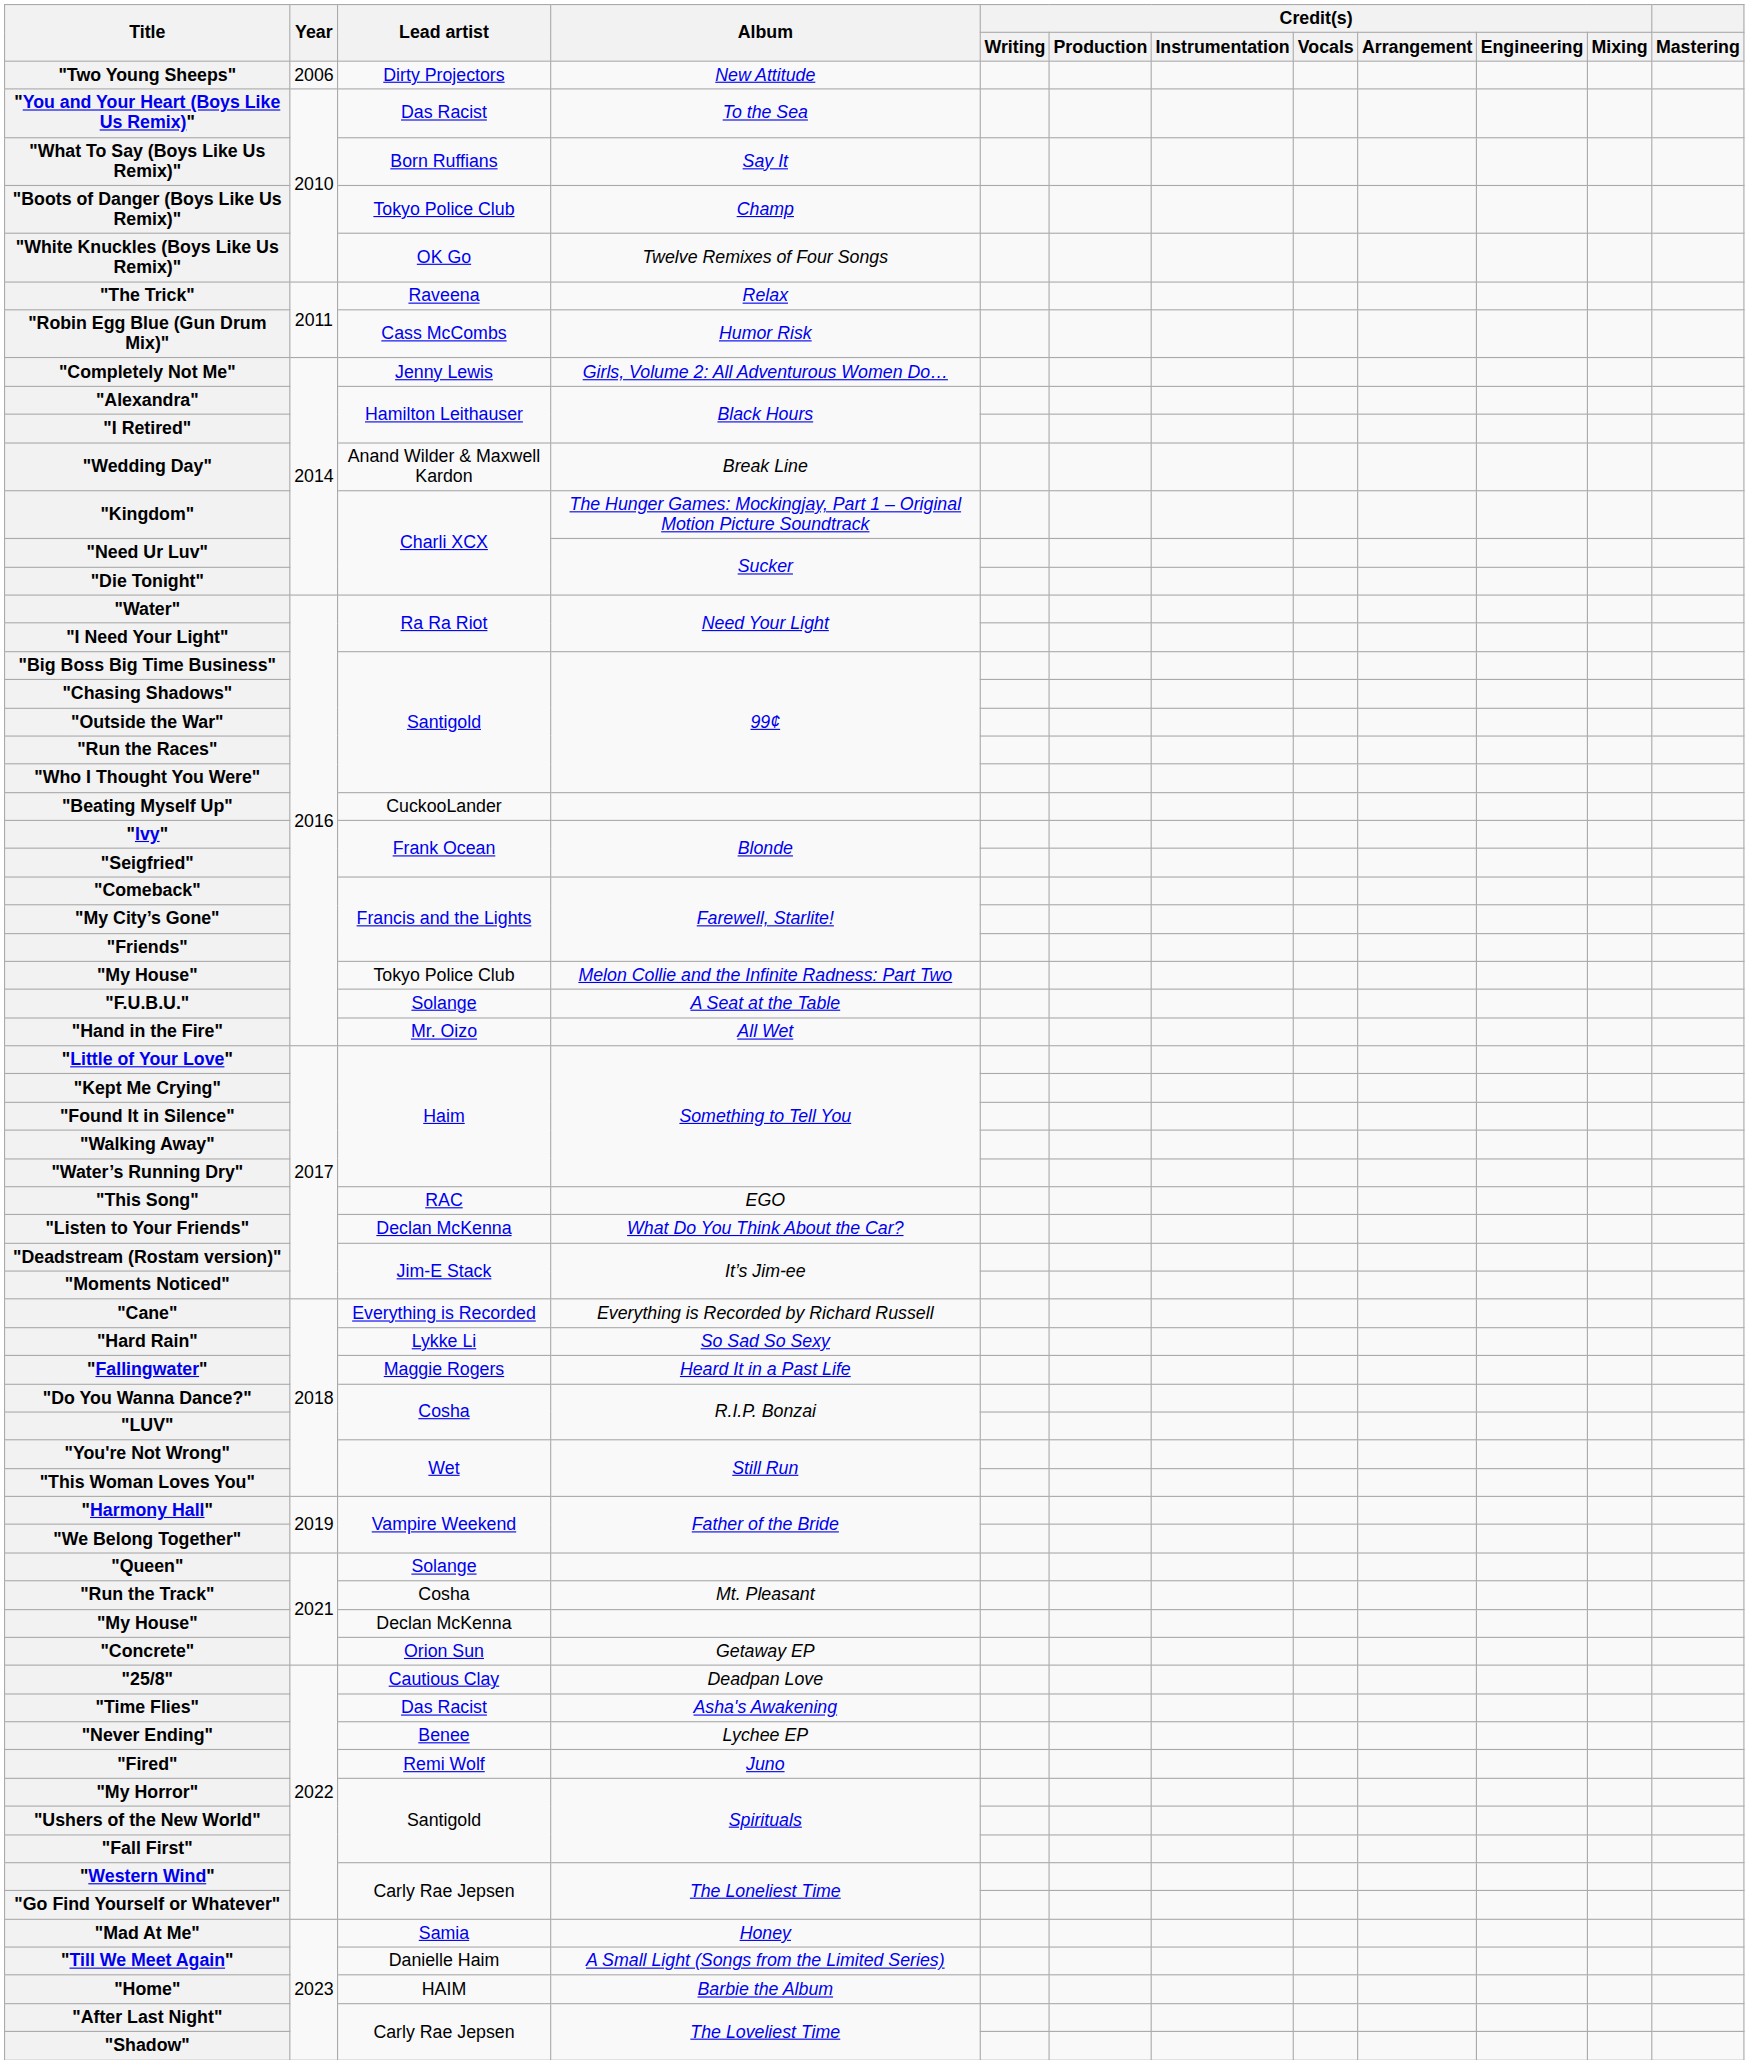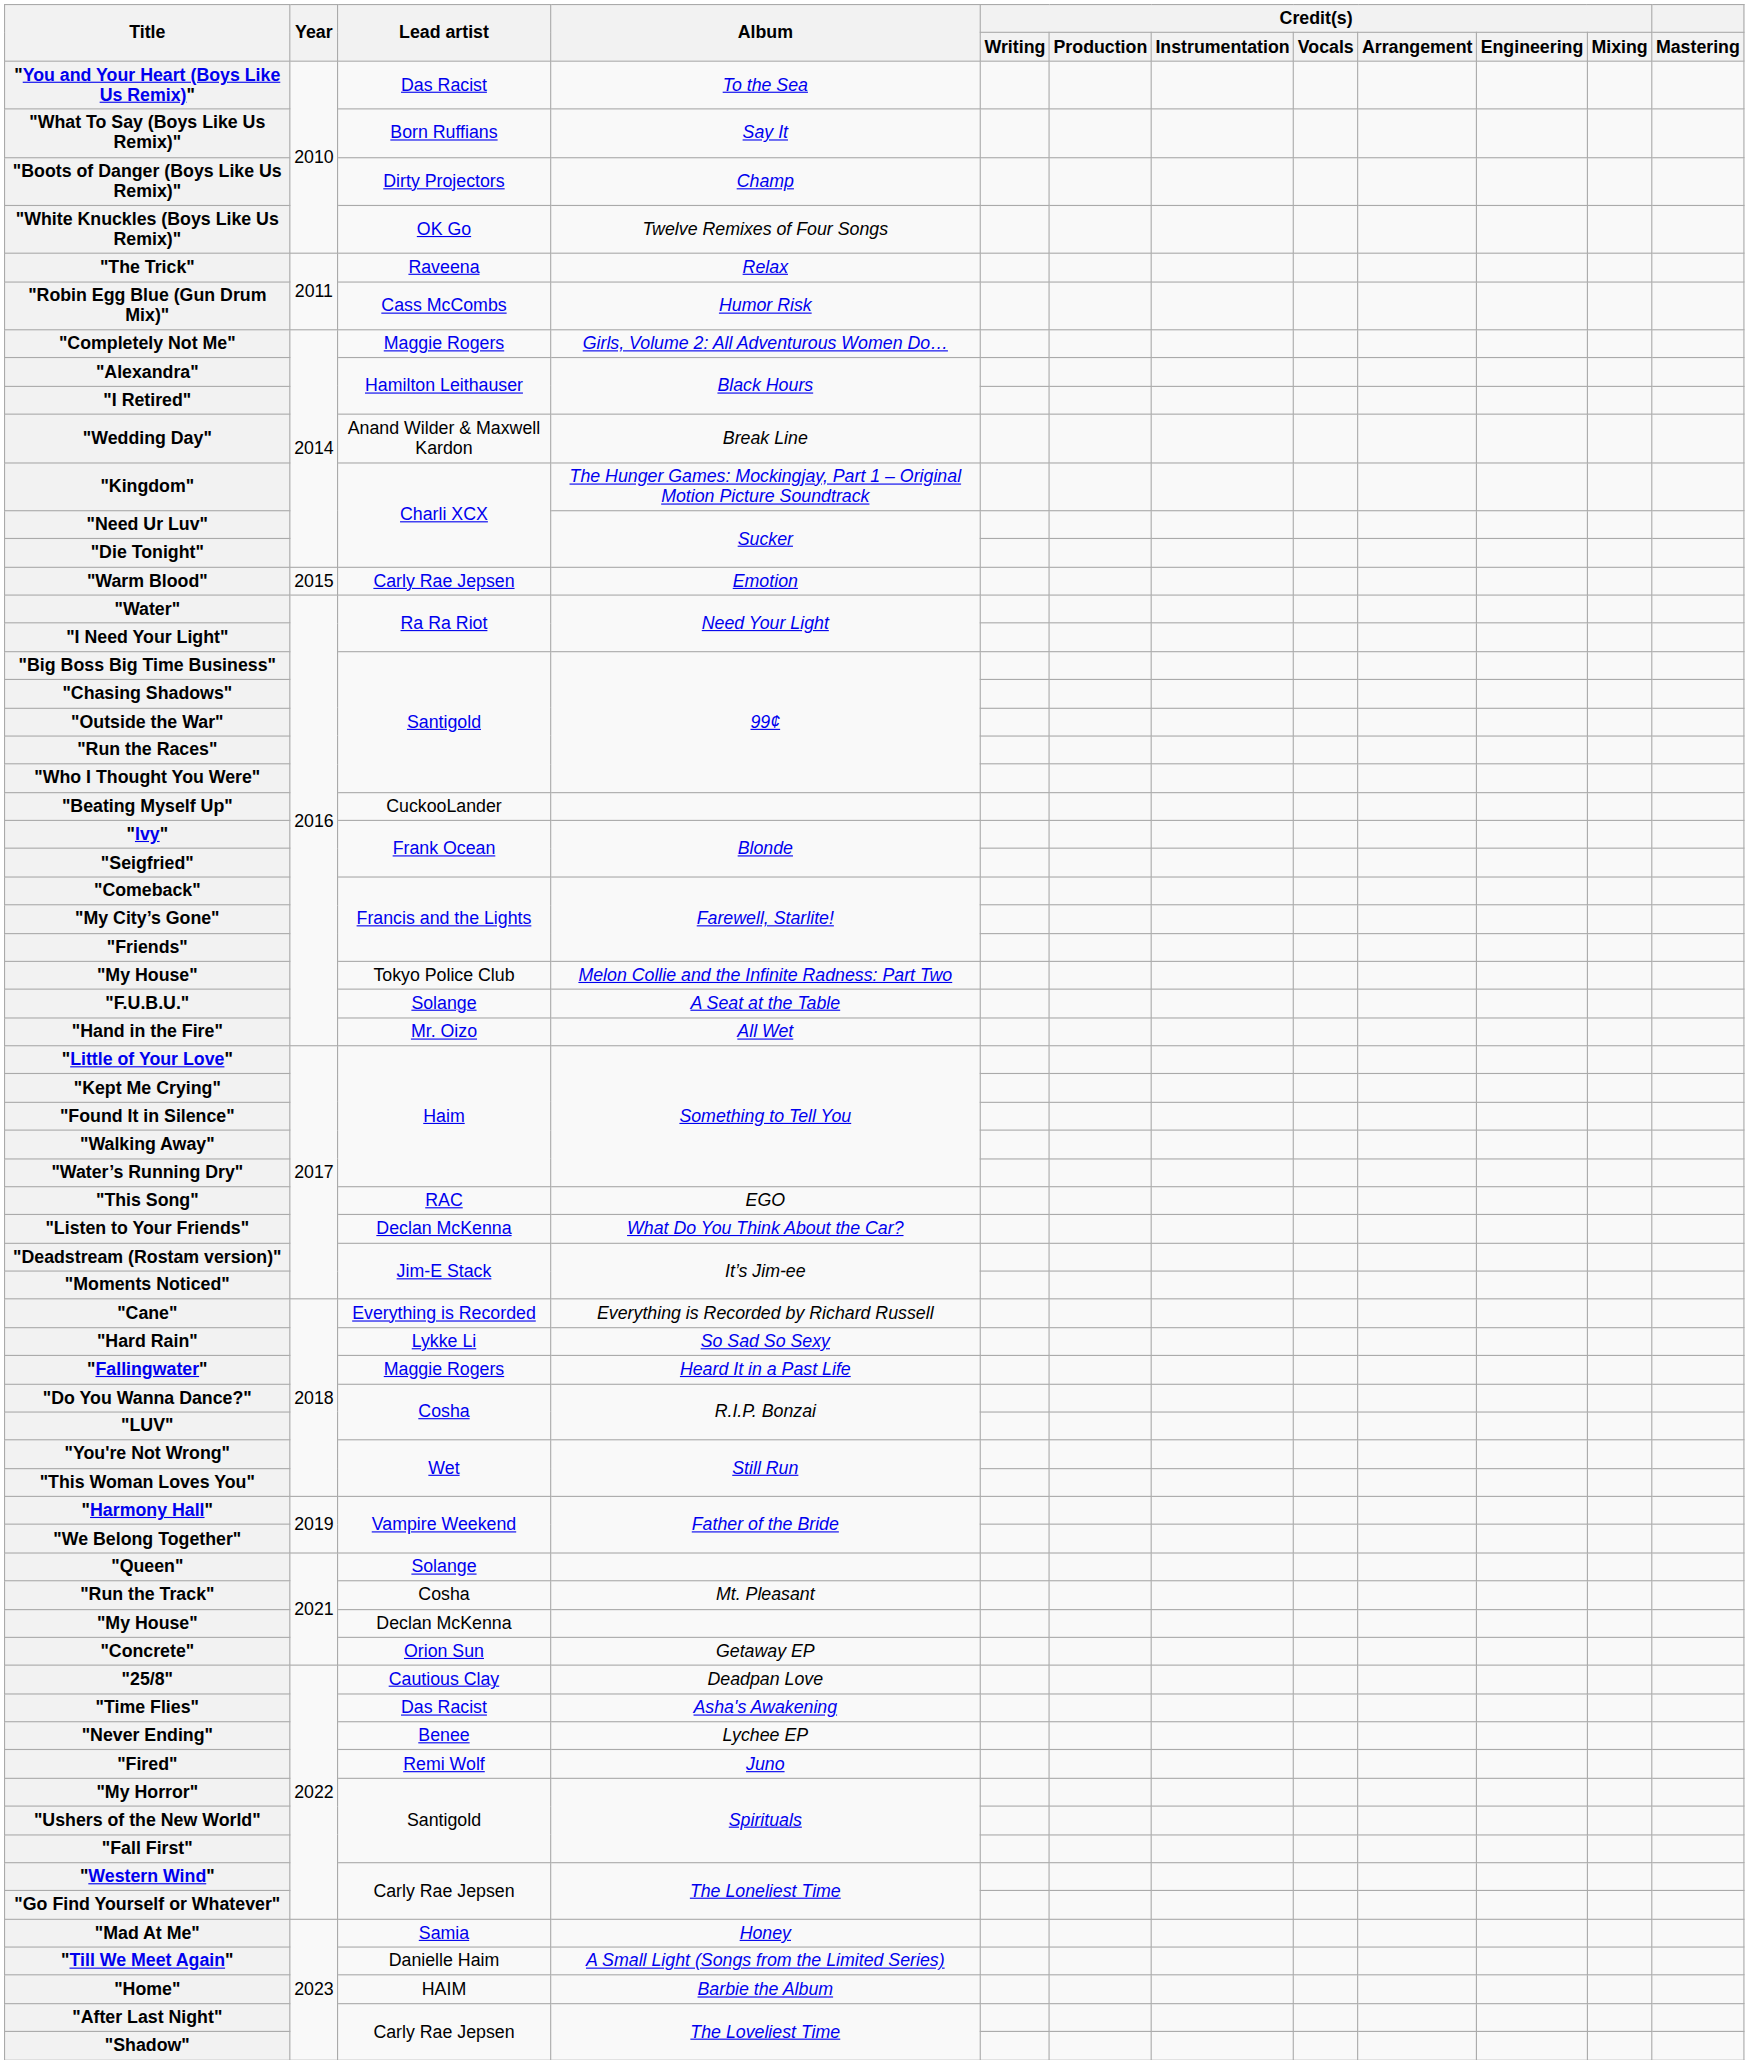- row: (147, 74)
(444, 209) Tokyo Police Club -> (444, 181) Dirty Projectors
(444, 371) Jenny Lewis -> (444, 343) Maggie Rogers
+ row: (147, 580)
